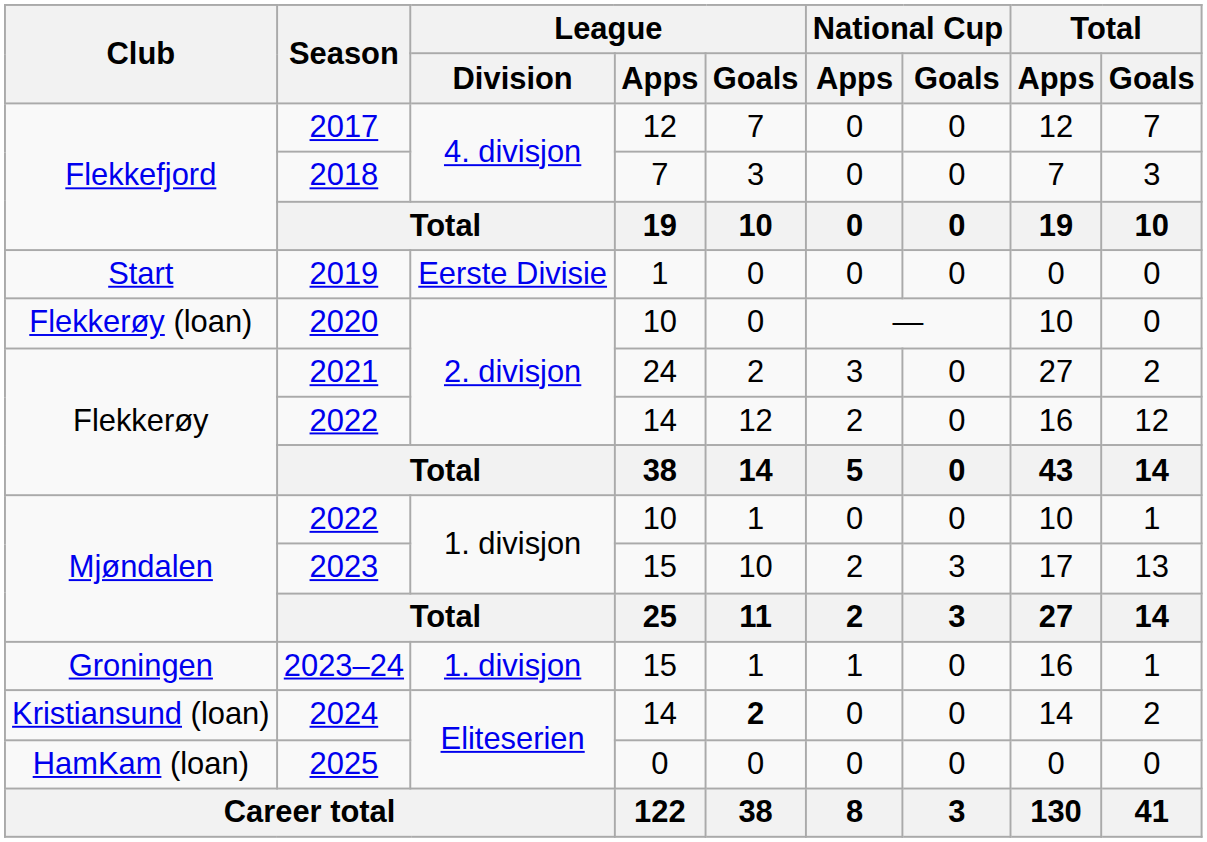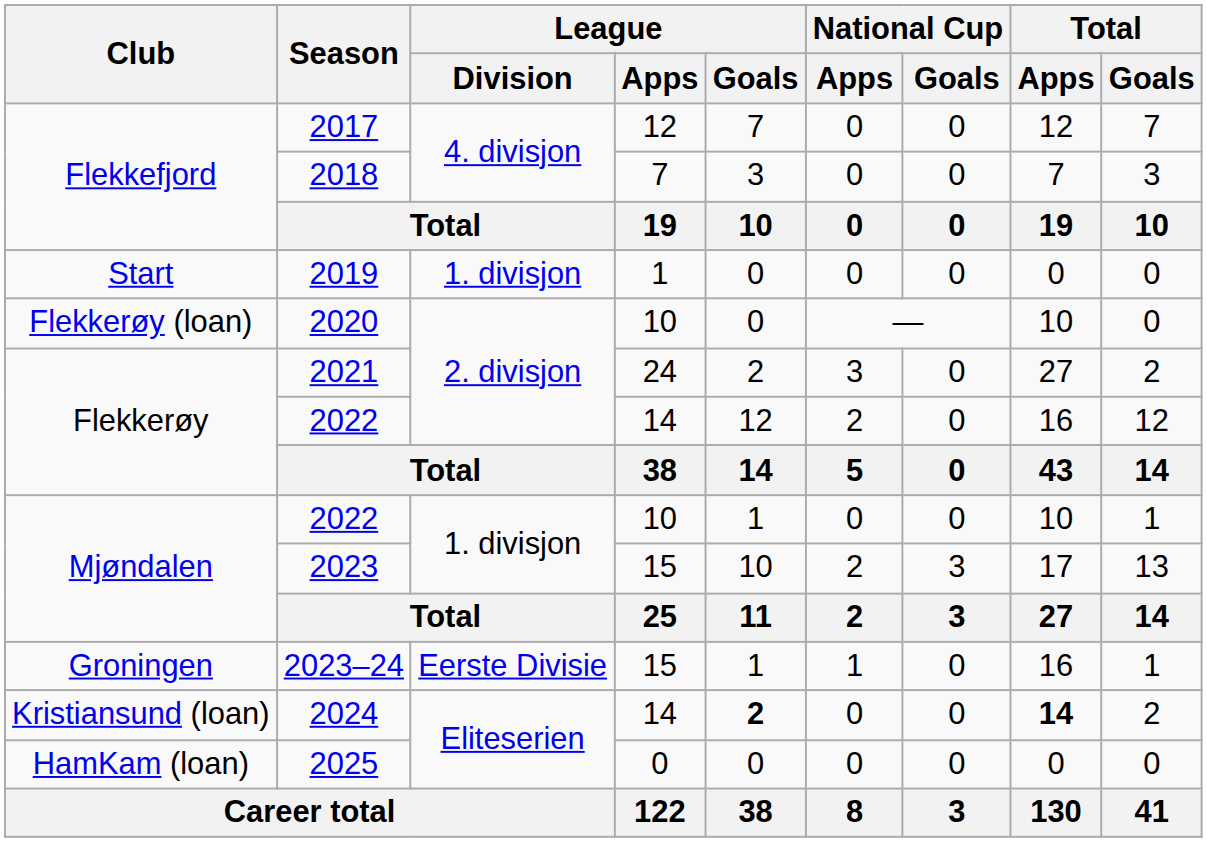(513, 273) Eerste Divisie -> (513, 273) 1. divisjon
(513, 665) 1. divisjon -> (513, 665) Eerste Divisie
(1056, 714) normal -> (1056, 714) bold
